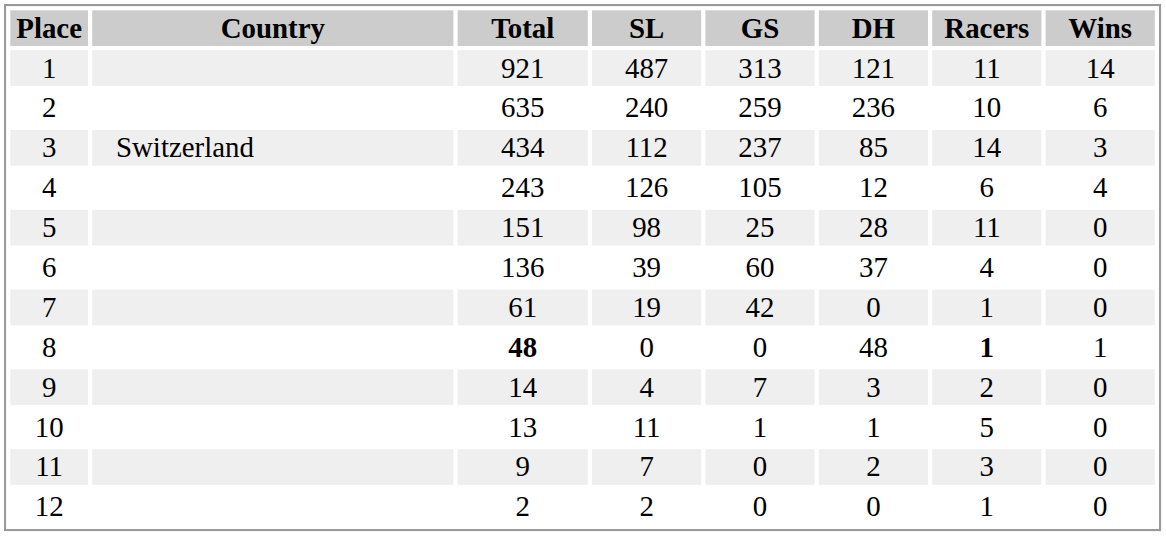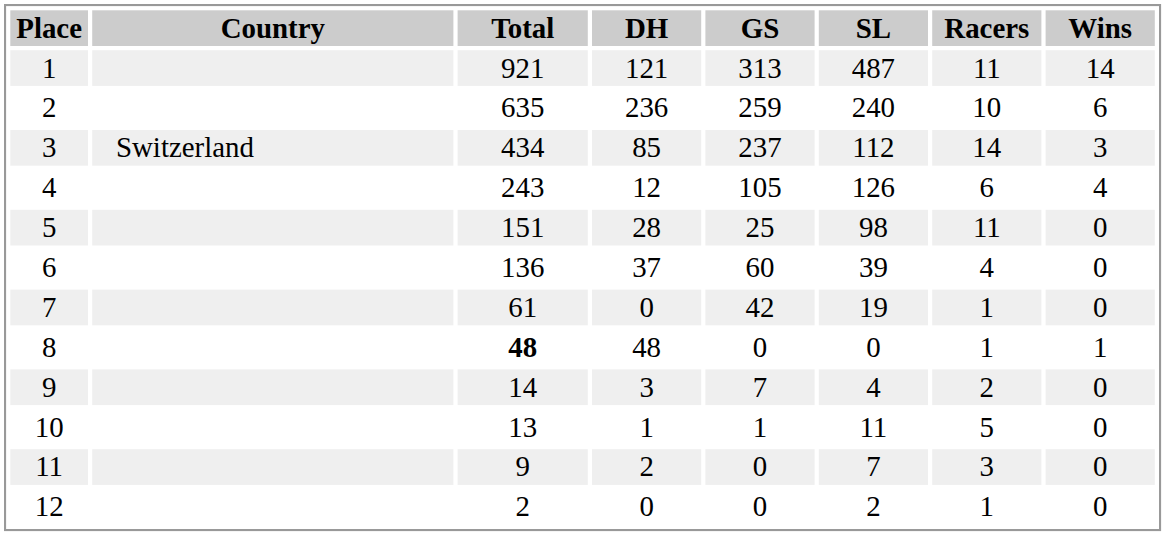columns swapped: (873, 28) <-> (647, 28)
(987, 347) bold -> (987, 347) normal
